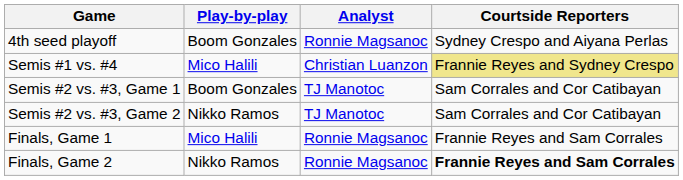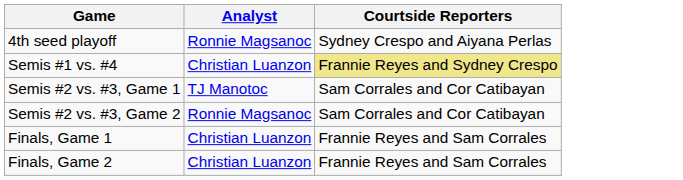- column: (242, 16)
(344, 114) TJ Manotoc -> (249, 114) Ronnie Magsanoc
(366, 138) Ronnie Magsanoc -> (249, 138) Christian Luanzon
(366, 162) Ronnie Magsanoc -> (249, 162) Christian Luanzon
(555, 162) bold -> (432, 162) normal
